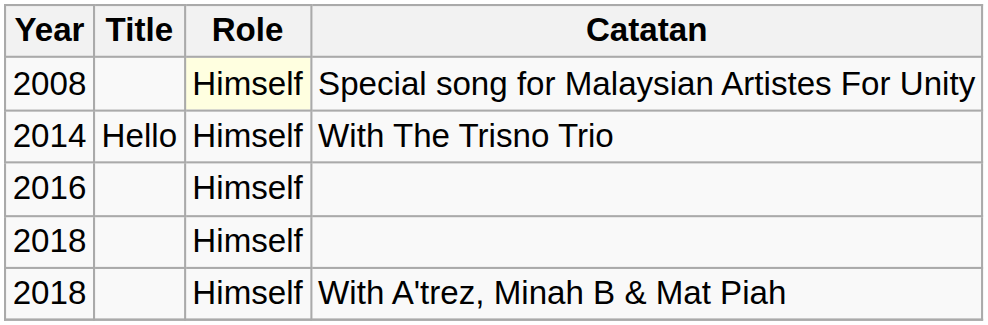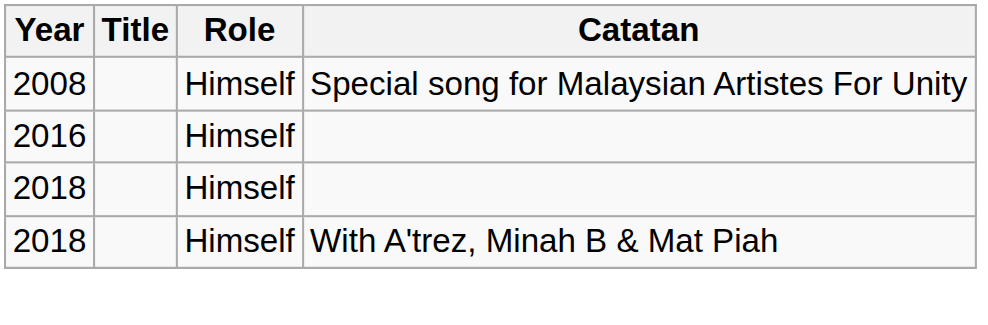(248, 83) lightyellow background -> (240, 83) no background
- row: (50, 135)
